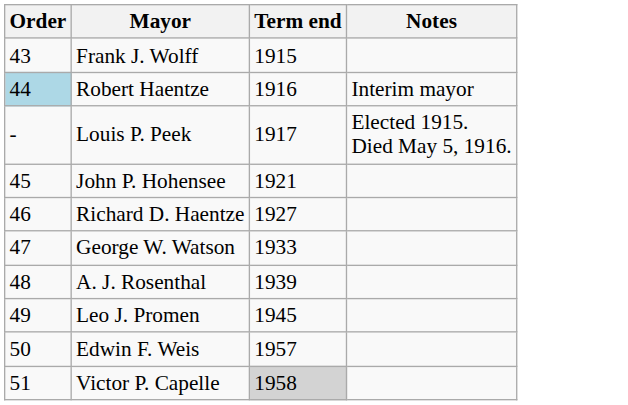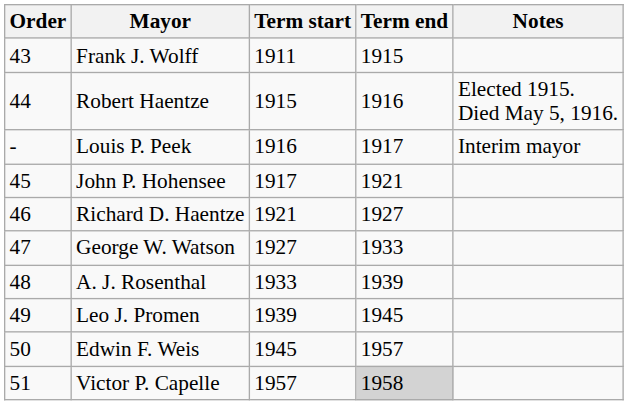+ column: (303, 21)
(20, 88) lightblue background -> (20, 100) no background
(413, 88) Interim mayor -> (538, 100) Elected 1915. Died May 5, 1916.
(432, 134) Elected 1915. Died May 5, 1916. -> (519, 146) Interim mayor
